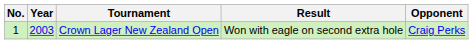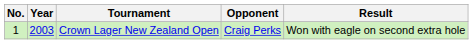columns swapped: (437, 13) <-> (314, 13)
